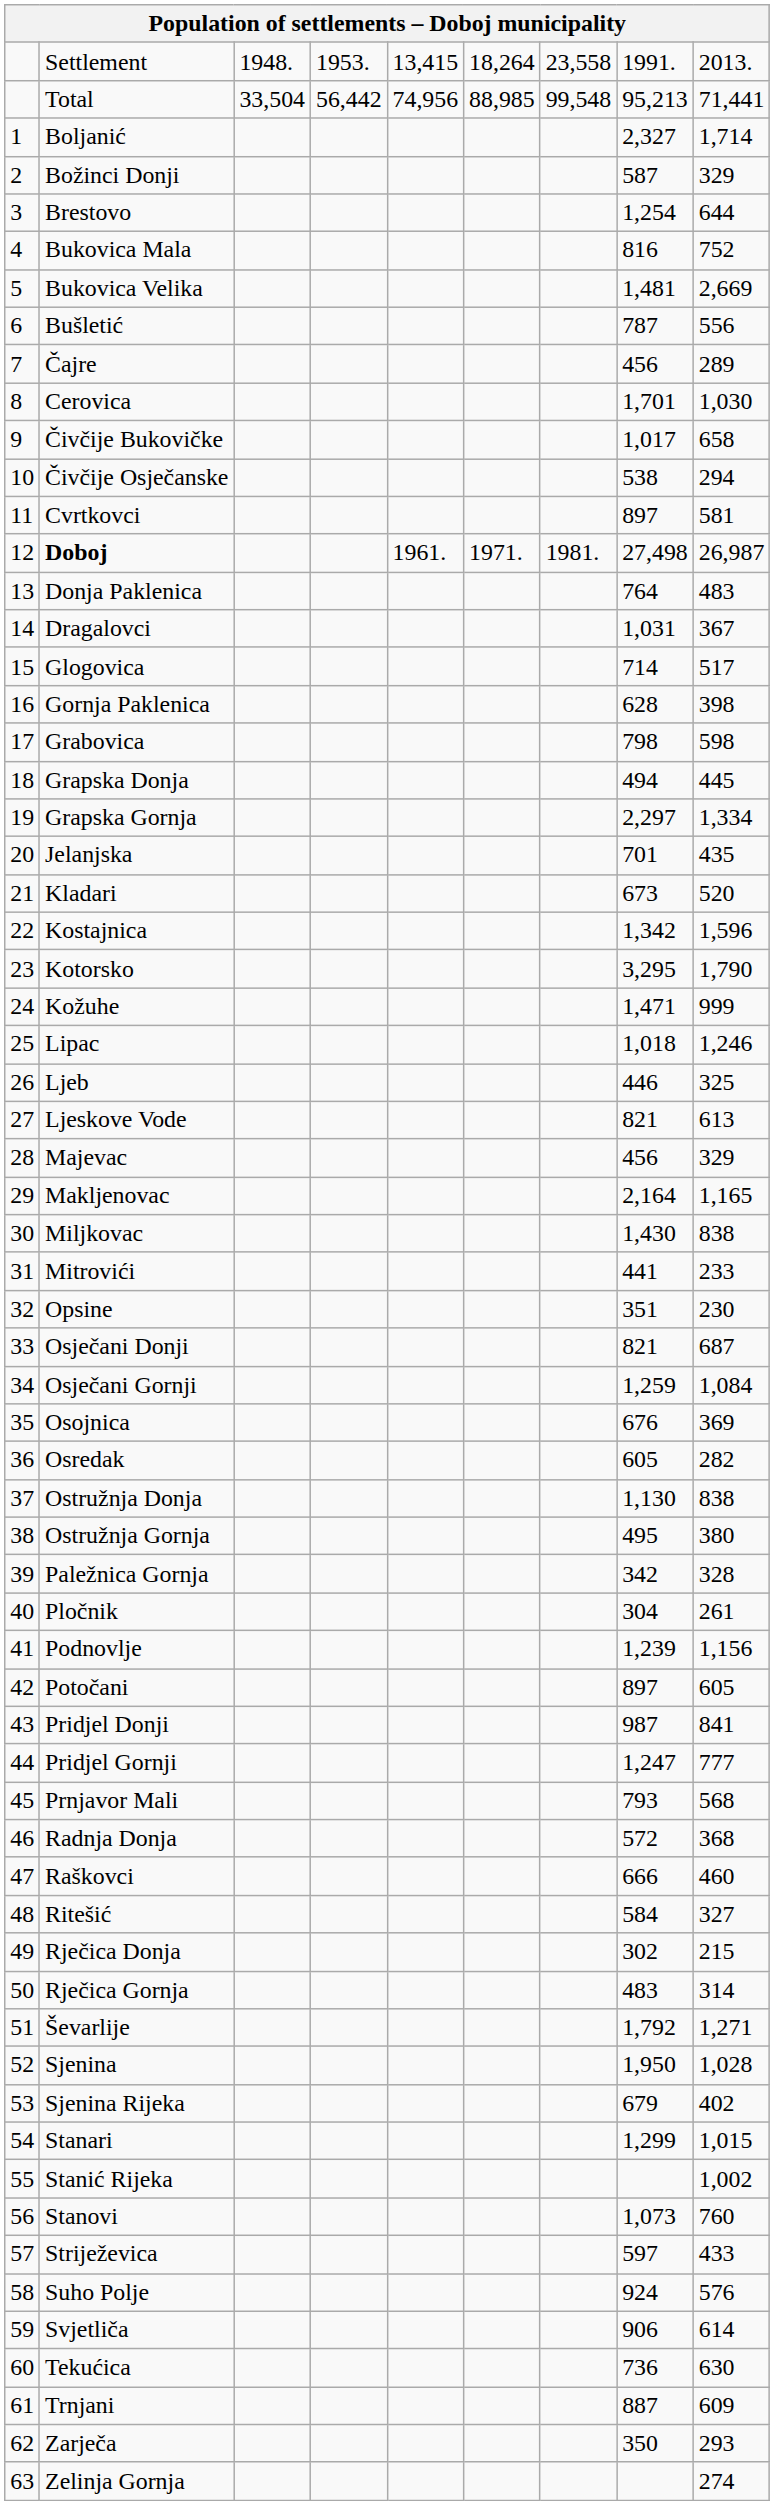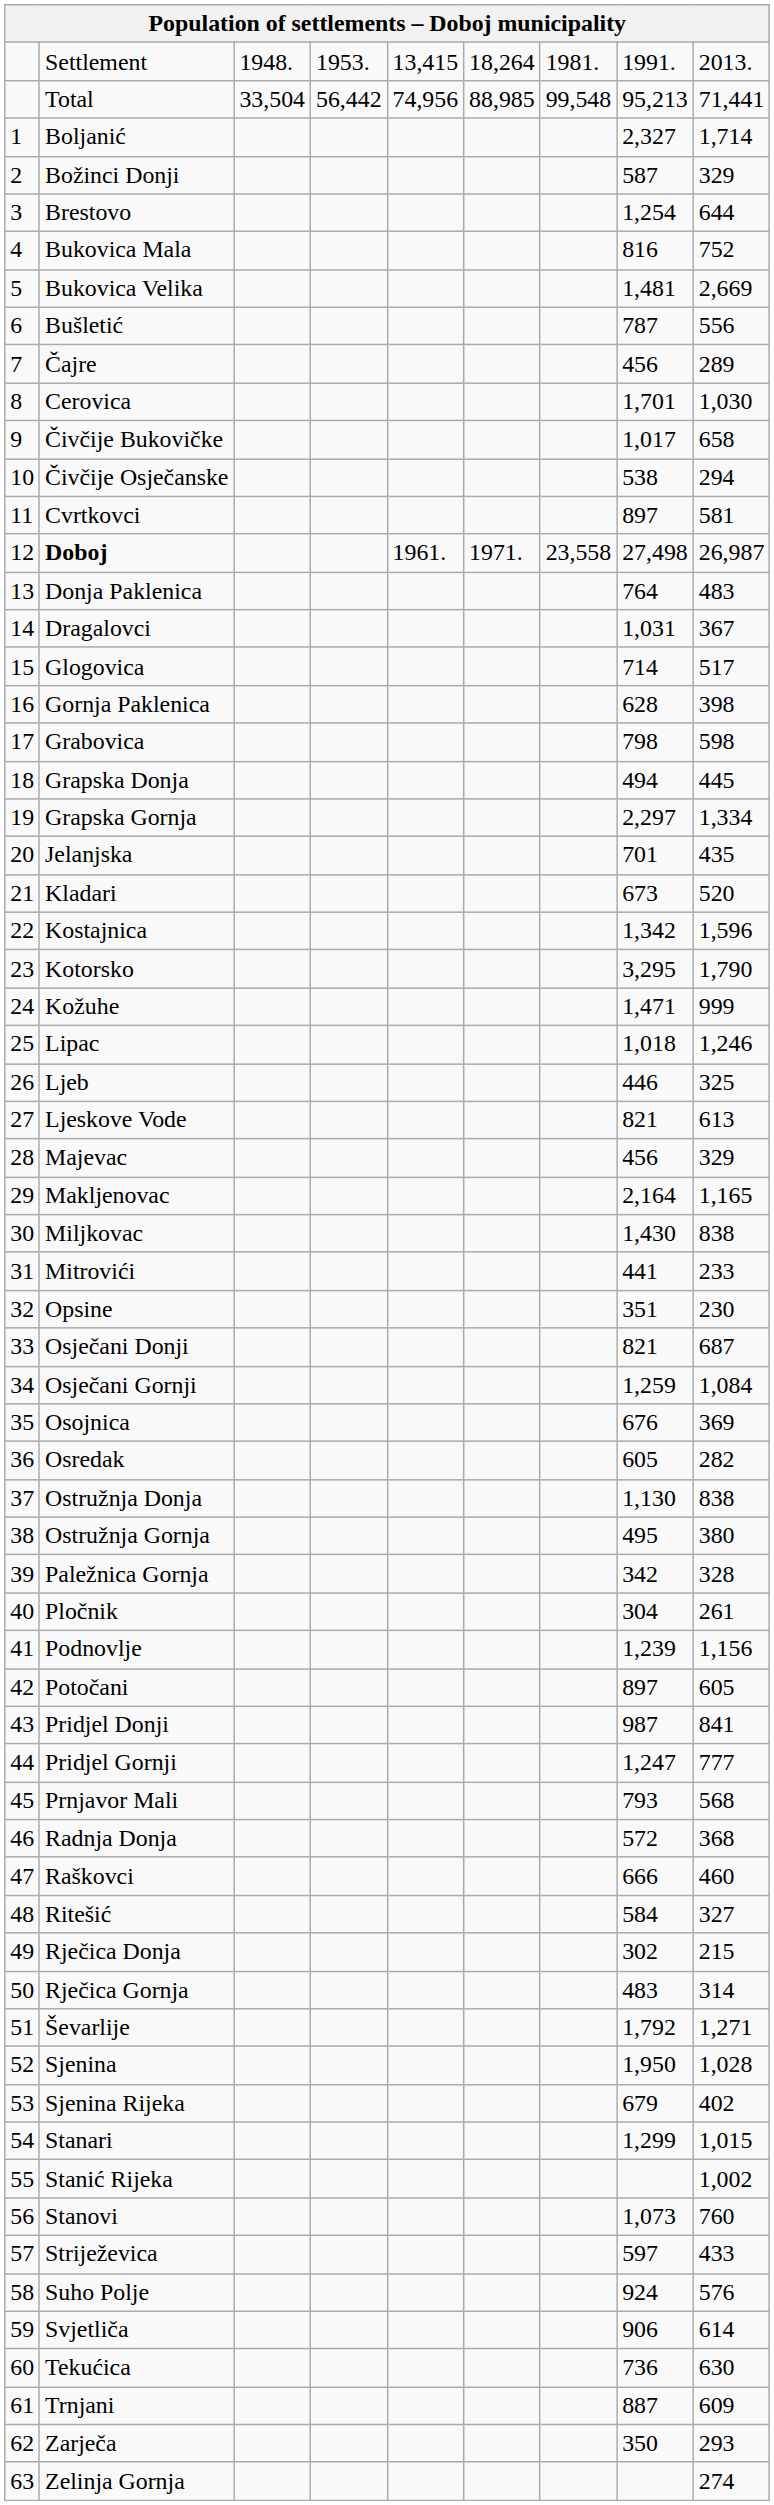(578, 61) 23,558 -> (572, 61) 1981.
(572, 552) 1981. -> (578, 552) 23,558
